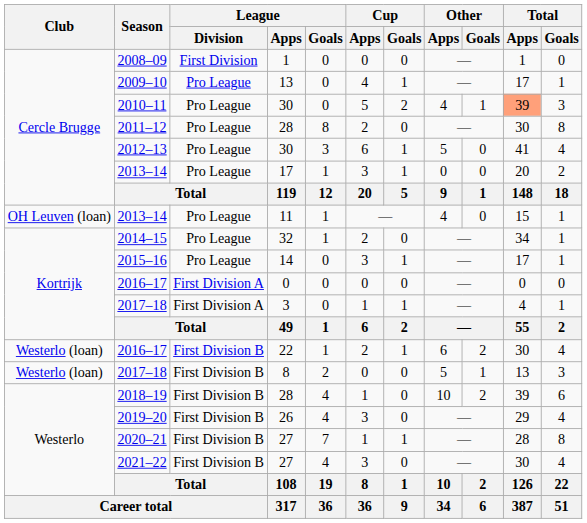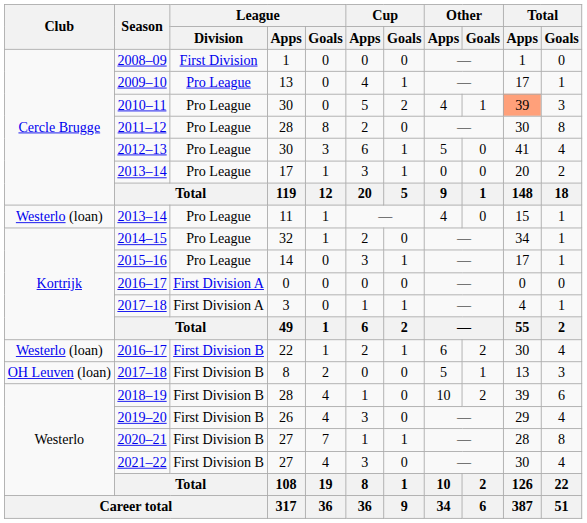(59, 216) OH Leuven (loan) -> (59, 216) Westerlo (loan)
(59, 372) Westerlo (loan) -> (59, 372) OH Leuven (loan)
